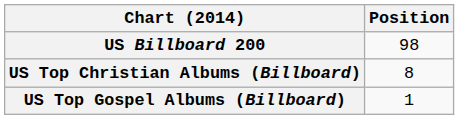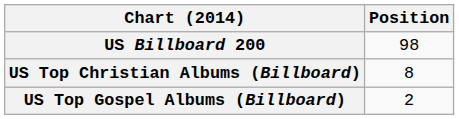(409, 100) 1 -> (409, 100) 2
